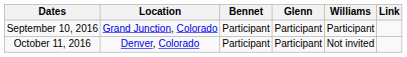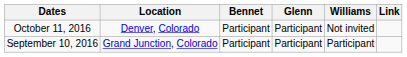rows swapped: (52, 28) <-> (52, 44)
